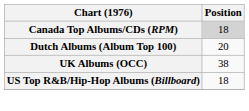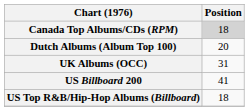(223, 64) 38 -> (223, 64) 31
+ row: (103, 81)
